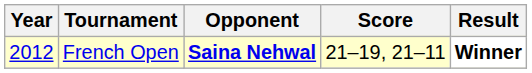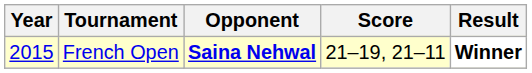(31, 52) 2012 -> (31, 52) 2015
